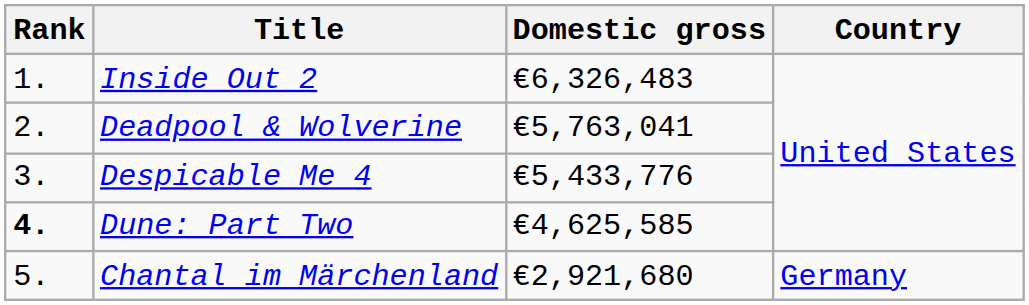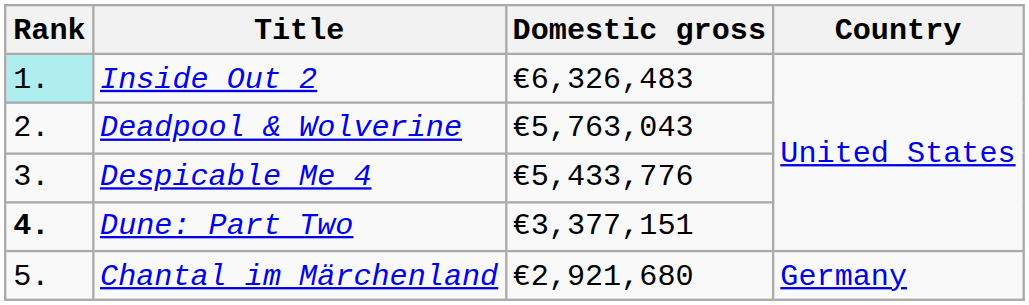(31, 79) no background -> (31, 79) paleturquoise background
(603, 128) €5,763,041 -> (603, 128) €5,763,043
(603, 226) €4,625,585 -> (603, 226) €3,377,151
